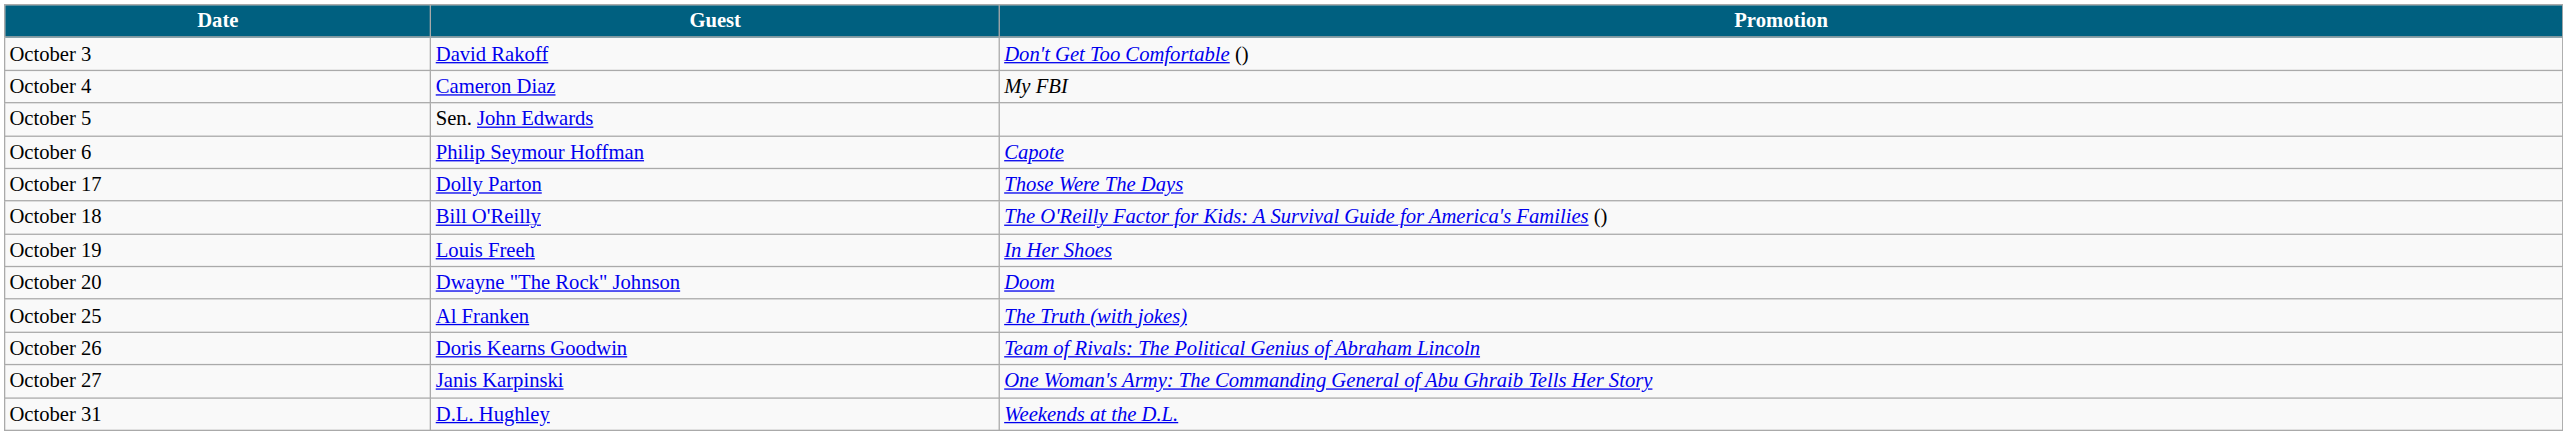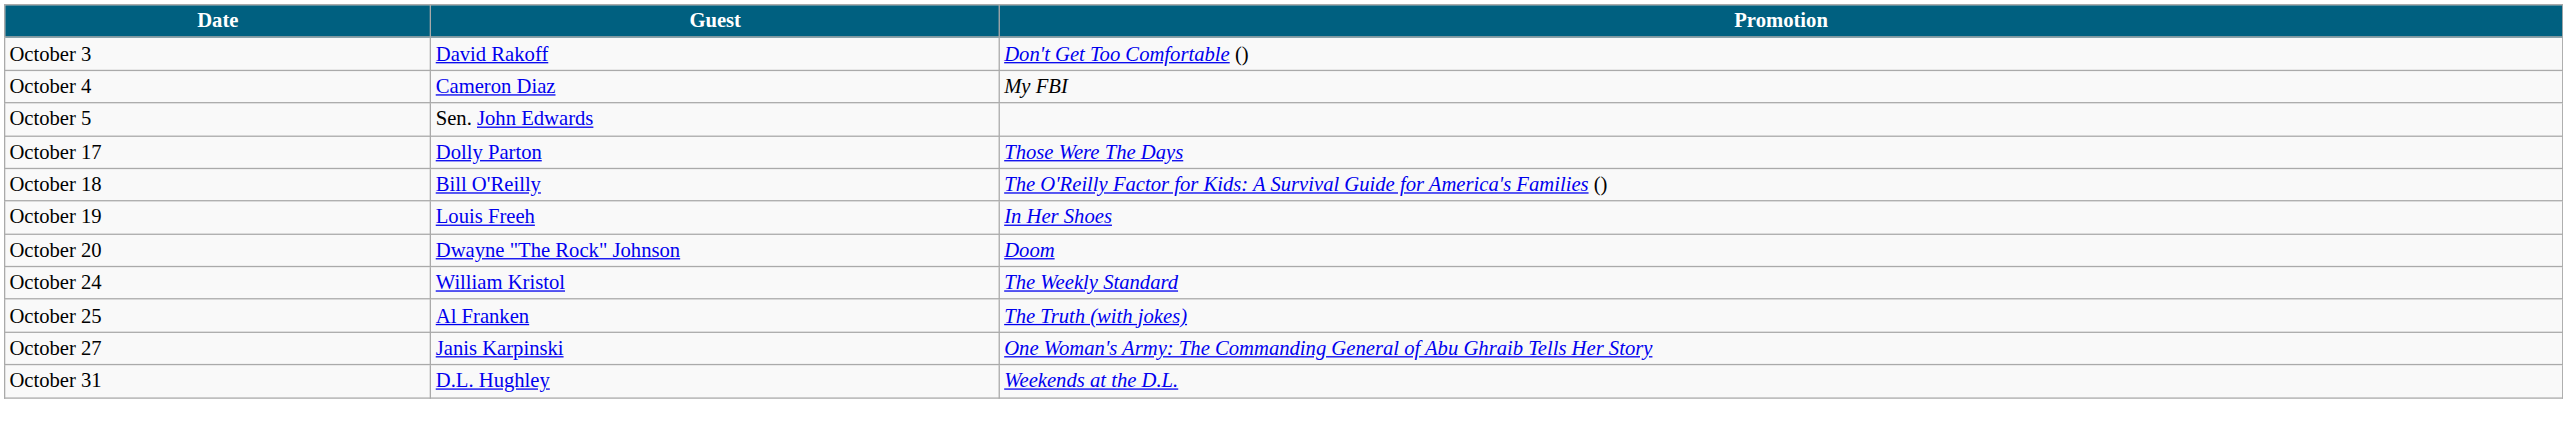- row: (50, 151)
+ row: (56, 282)
- row: (56, 348)
